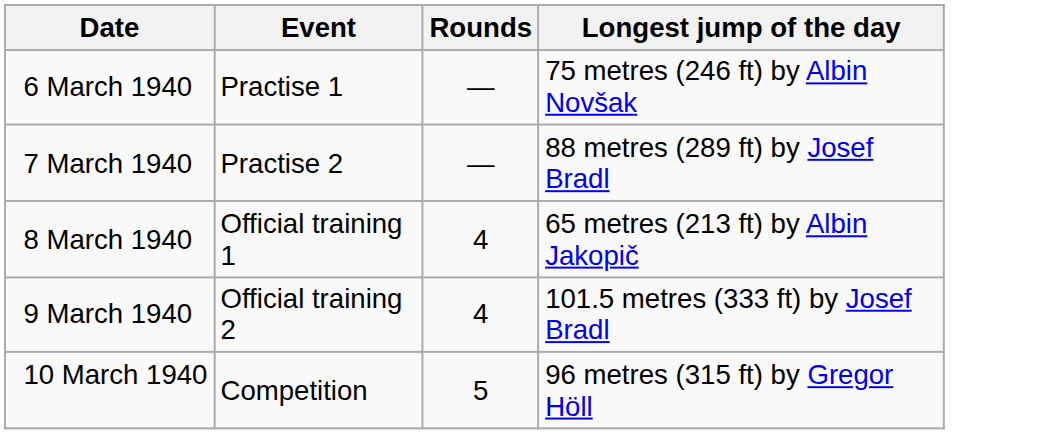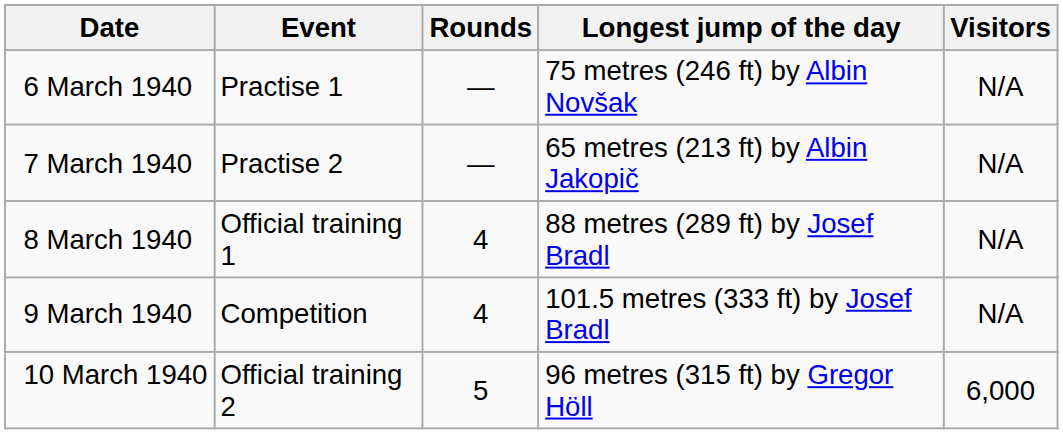+ column: (1000, 27)
(709, 163) 88 metres (289 ft) by Josef Bradl -> (706, 163) 65 metres (213 ft) by Albin Jakopič
(706, 239) 65 metres (213 ft) by Albin Jakopič -> (709, 239) 88 metres (289 ft) by Josef Bradl
(311, 314) Official training 2 -> (294, 314) Competition
(294, 390) Competition -> (311, 390) Official training 2
